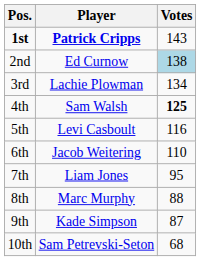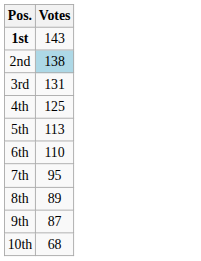- column: (96, 16)
(177, 84) 134 -> (55, 84) 131
(177, 107) bold -> (55, 107) normal
(177, 130) 116 -> (55, 130) 113
(177, 198) 88 -> (55, 198) 89
